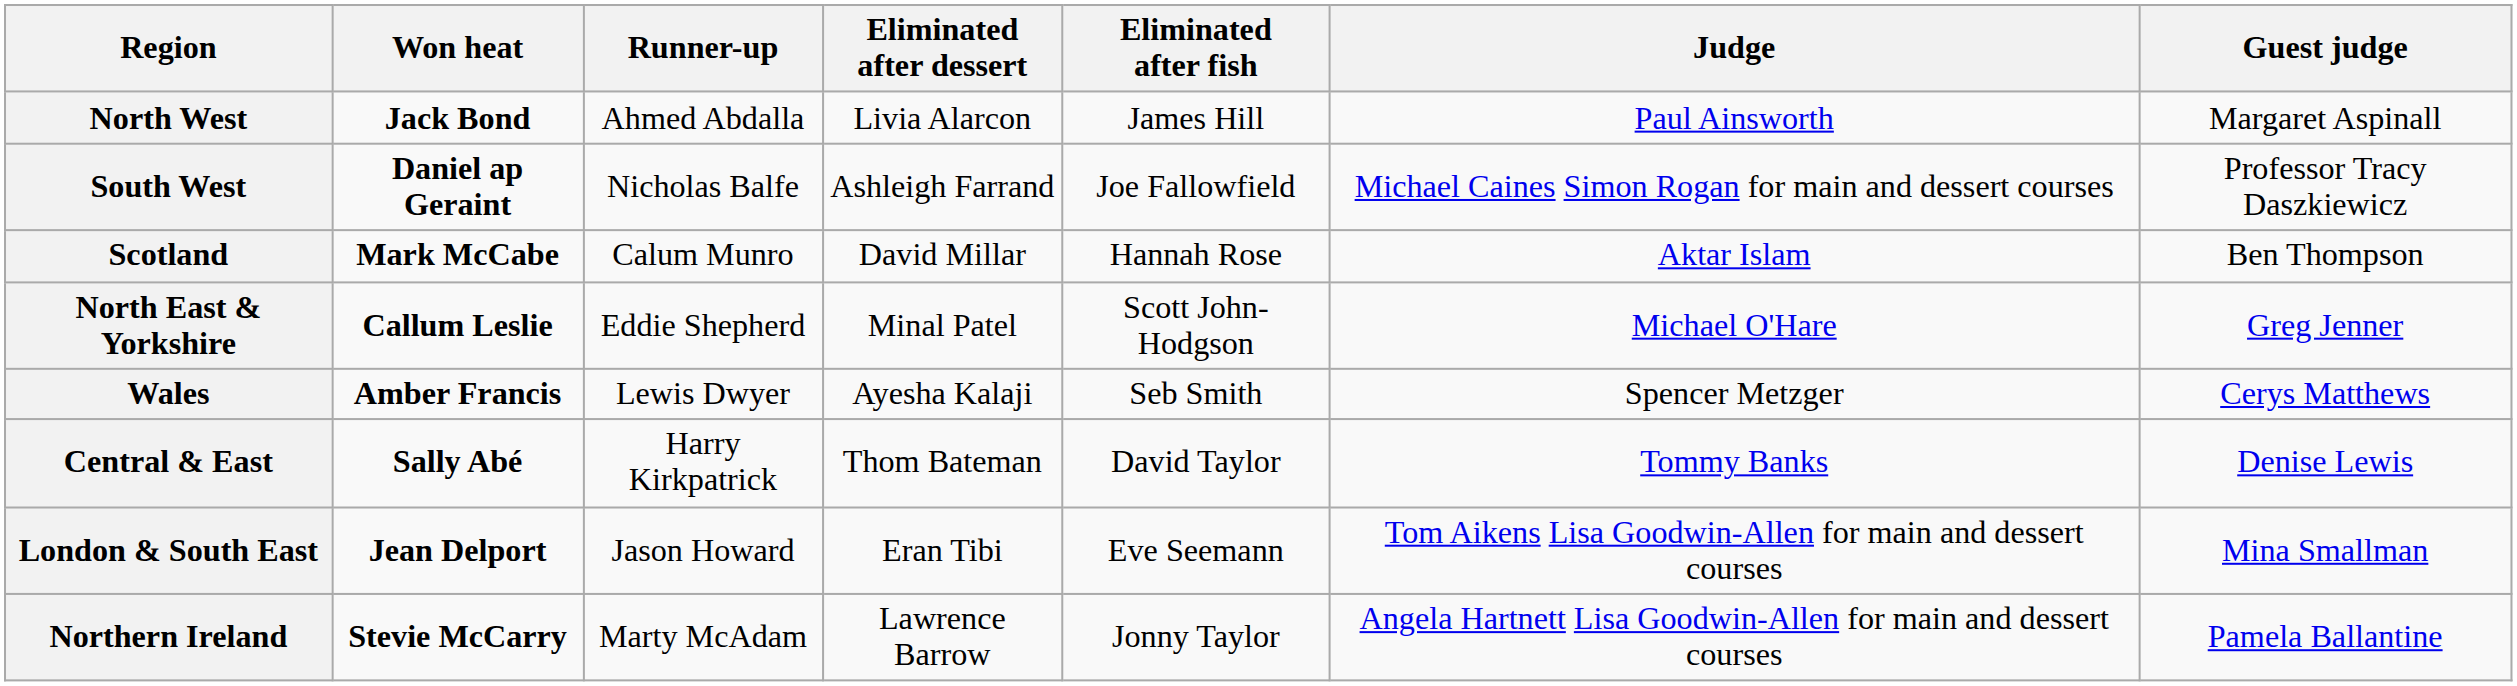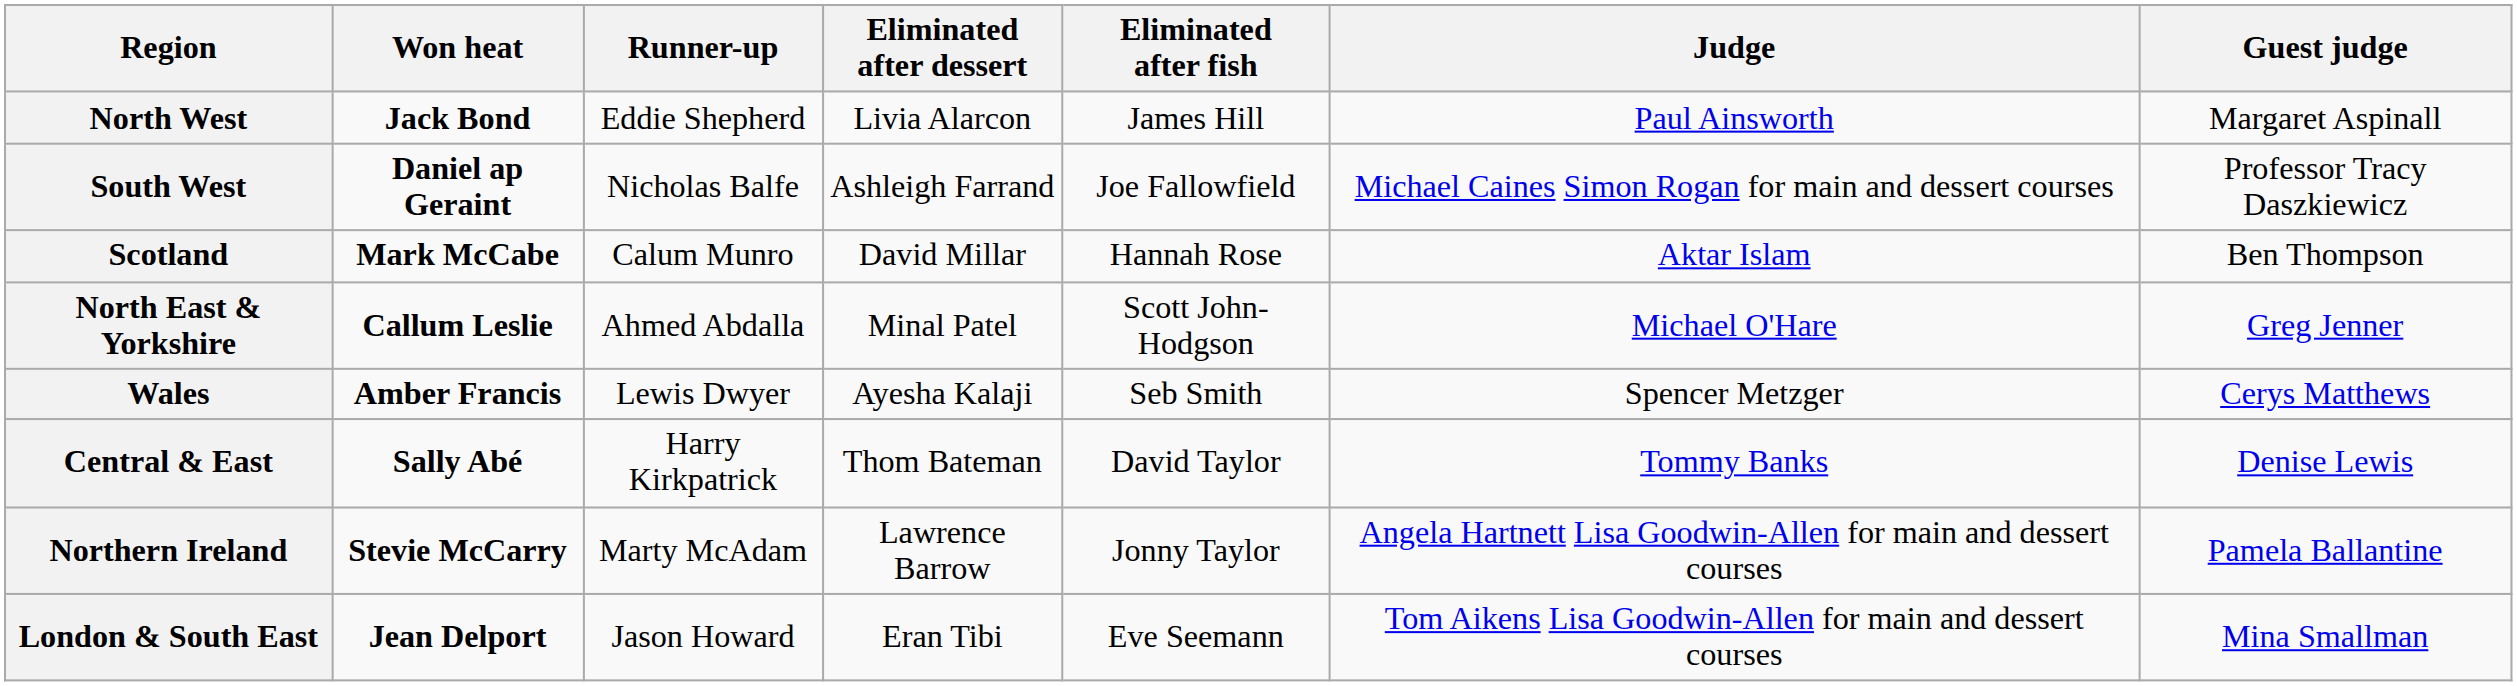(703, 117) Ahmed Abdalla -> (703, 117) Eddie Shepherd
(703, 324) Eddie Shepherd -> (703, 324) Ahmed Abdalla
rows swapped: (168, 637) <-> (168, 549)
